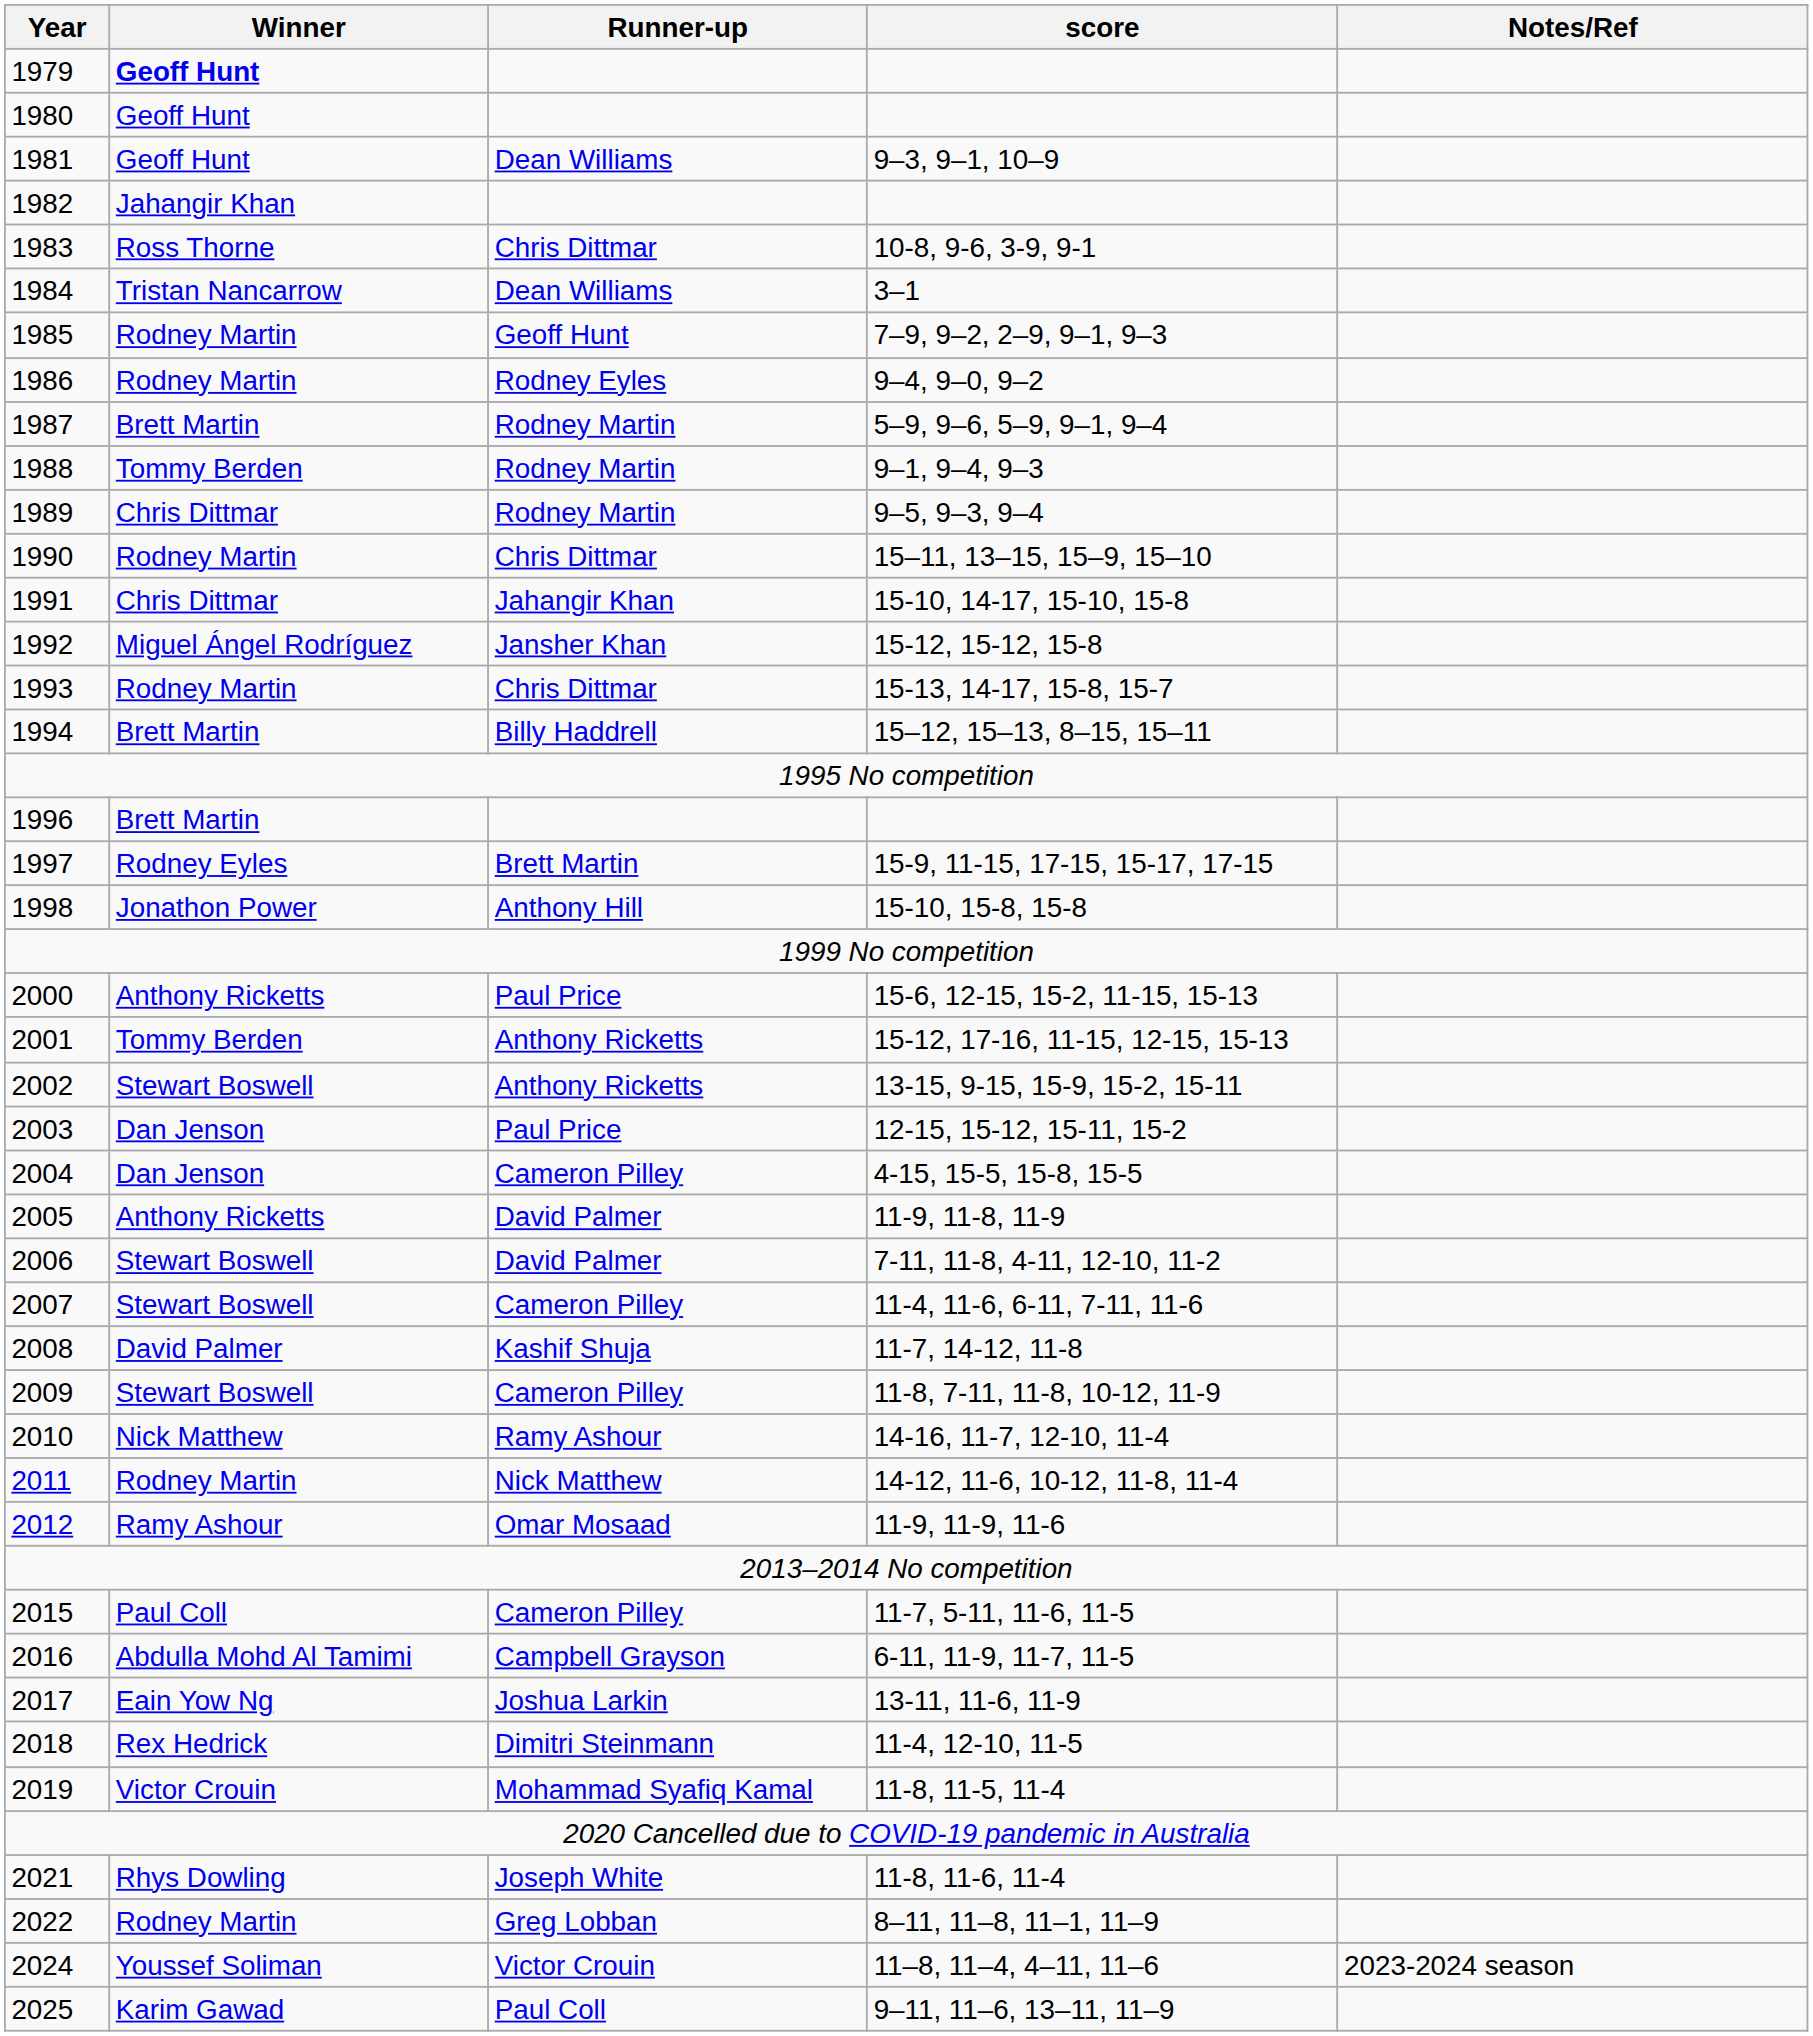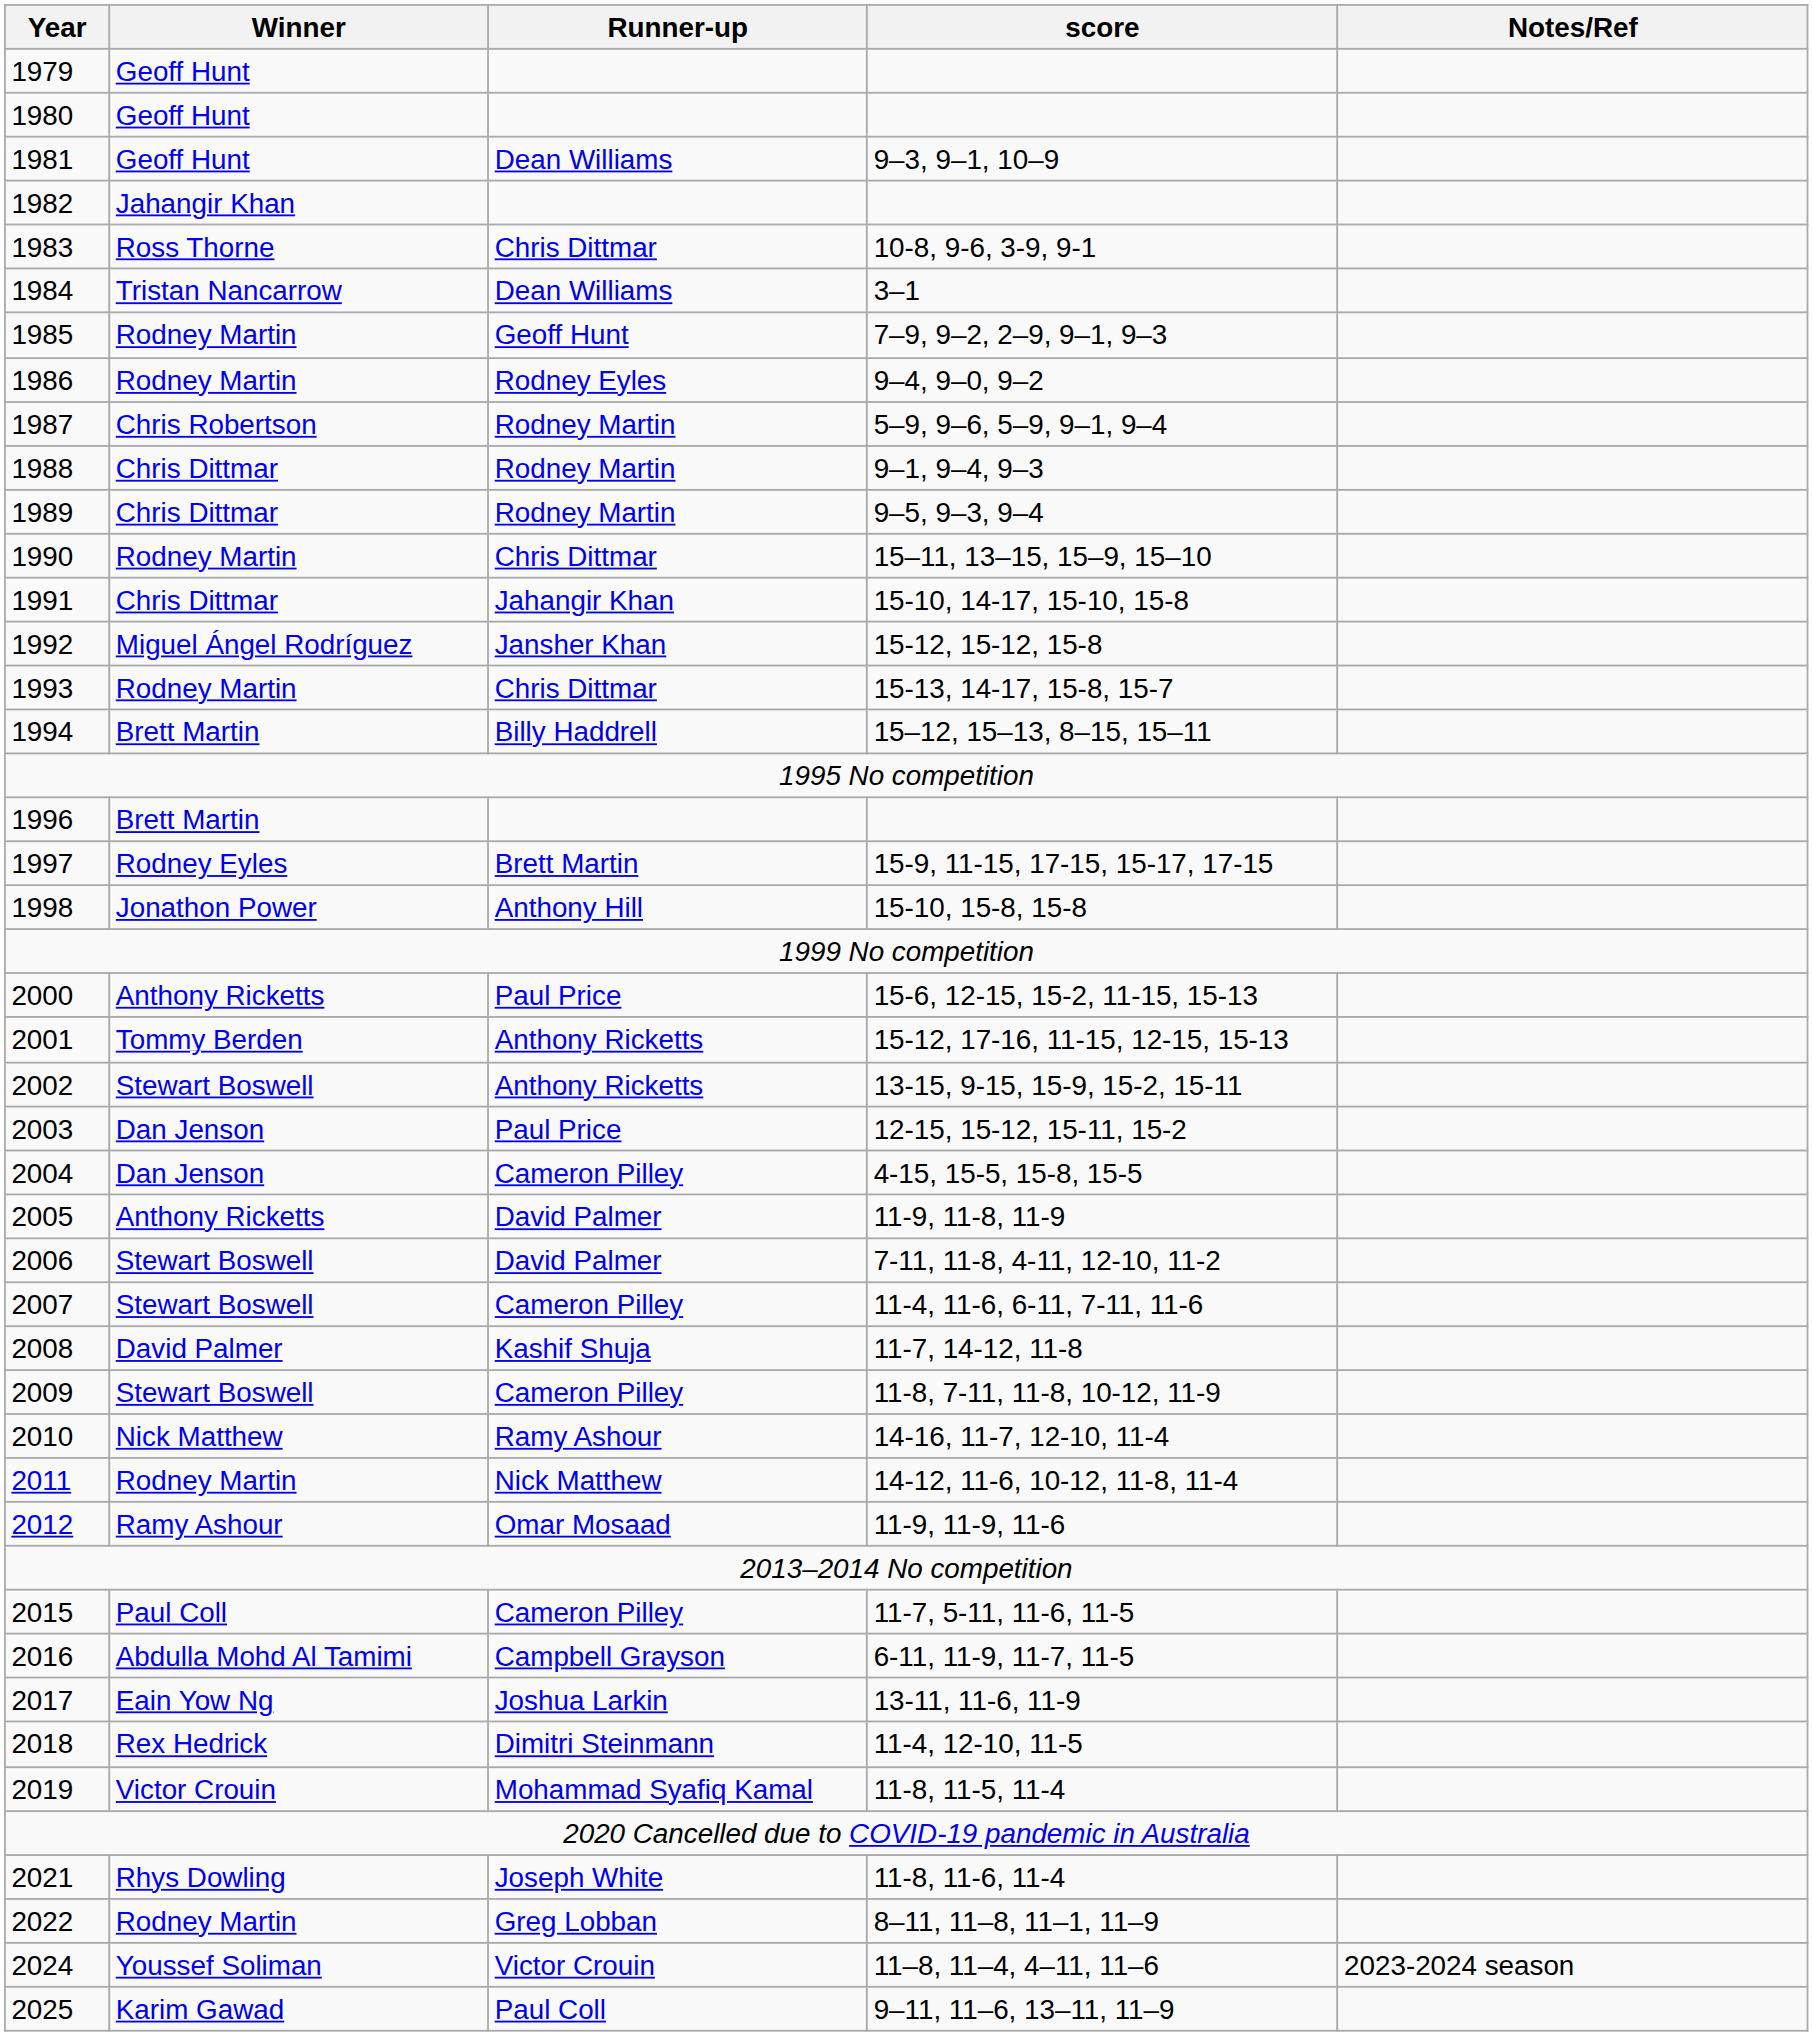(188, 71) bold -> (183, 71) normal
(188, 423) Brett Martin -> (216, 423) Chris Robertson
(209, 467) Tommy Berden -> (197, 467) Chris Dittmar
